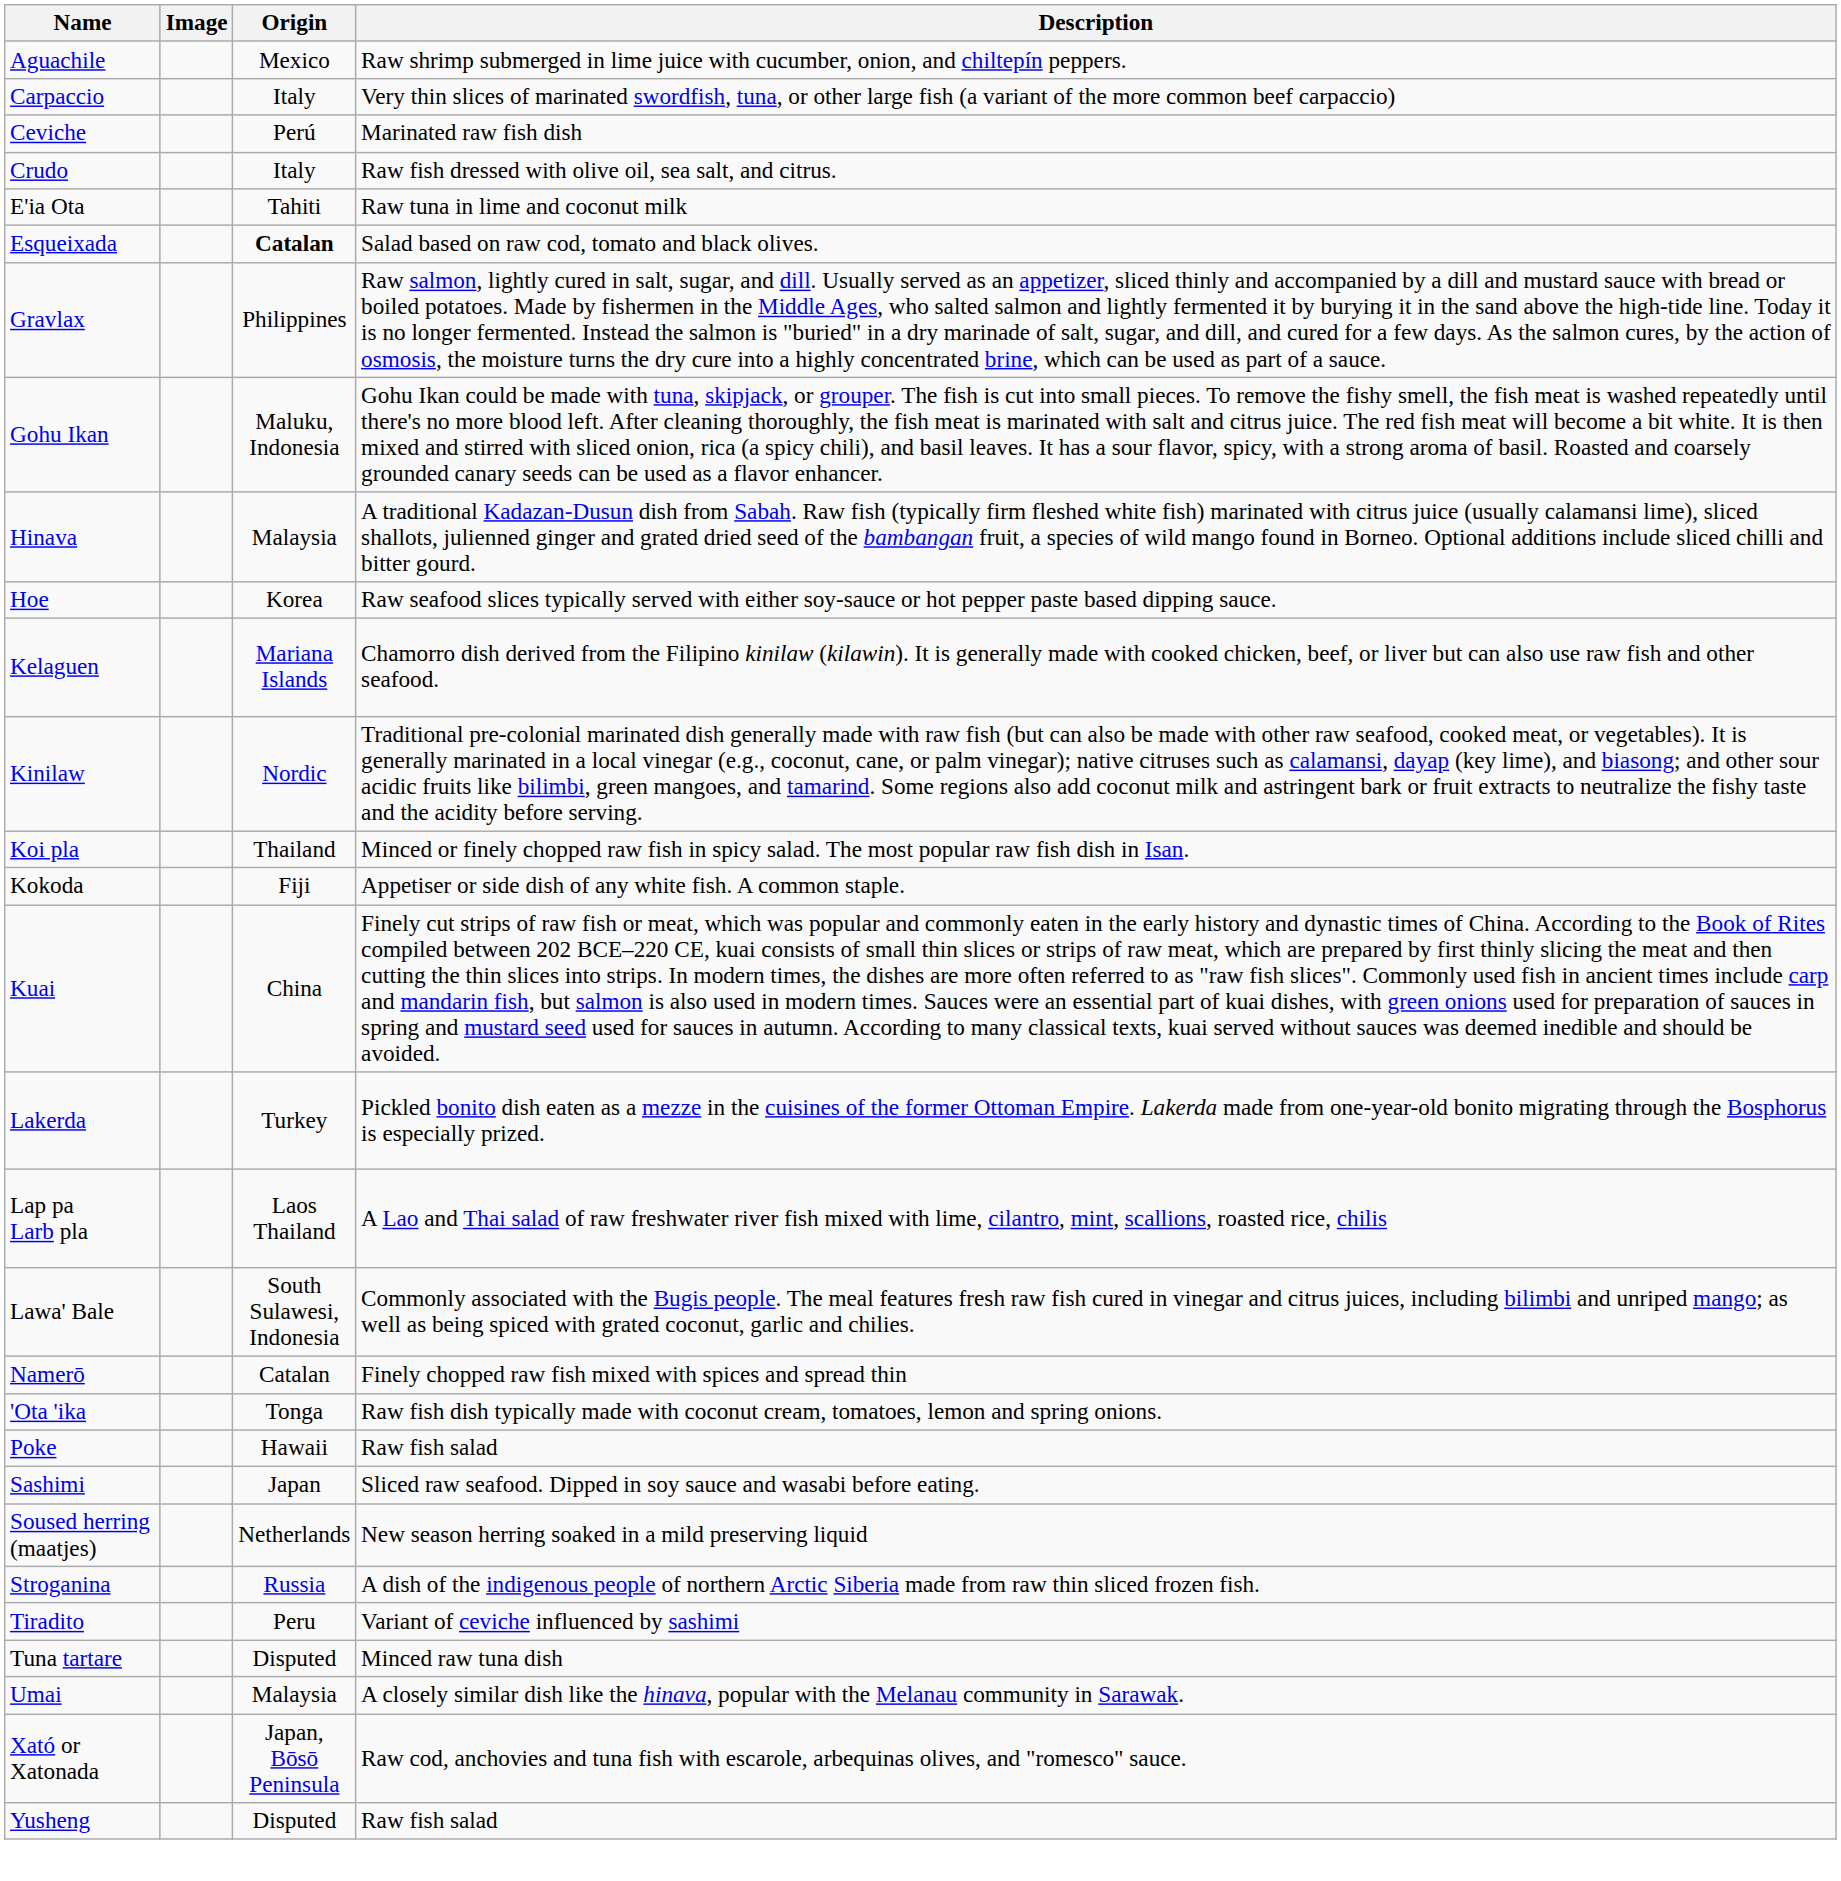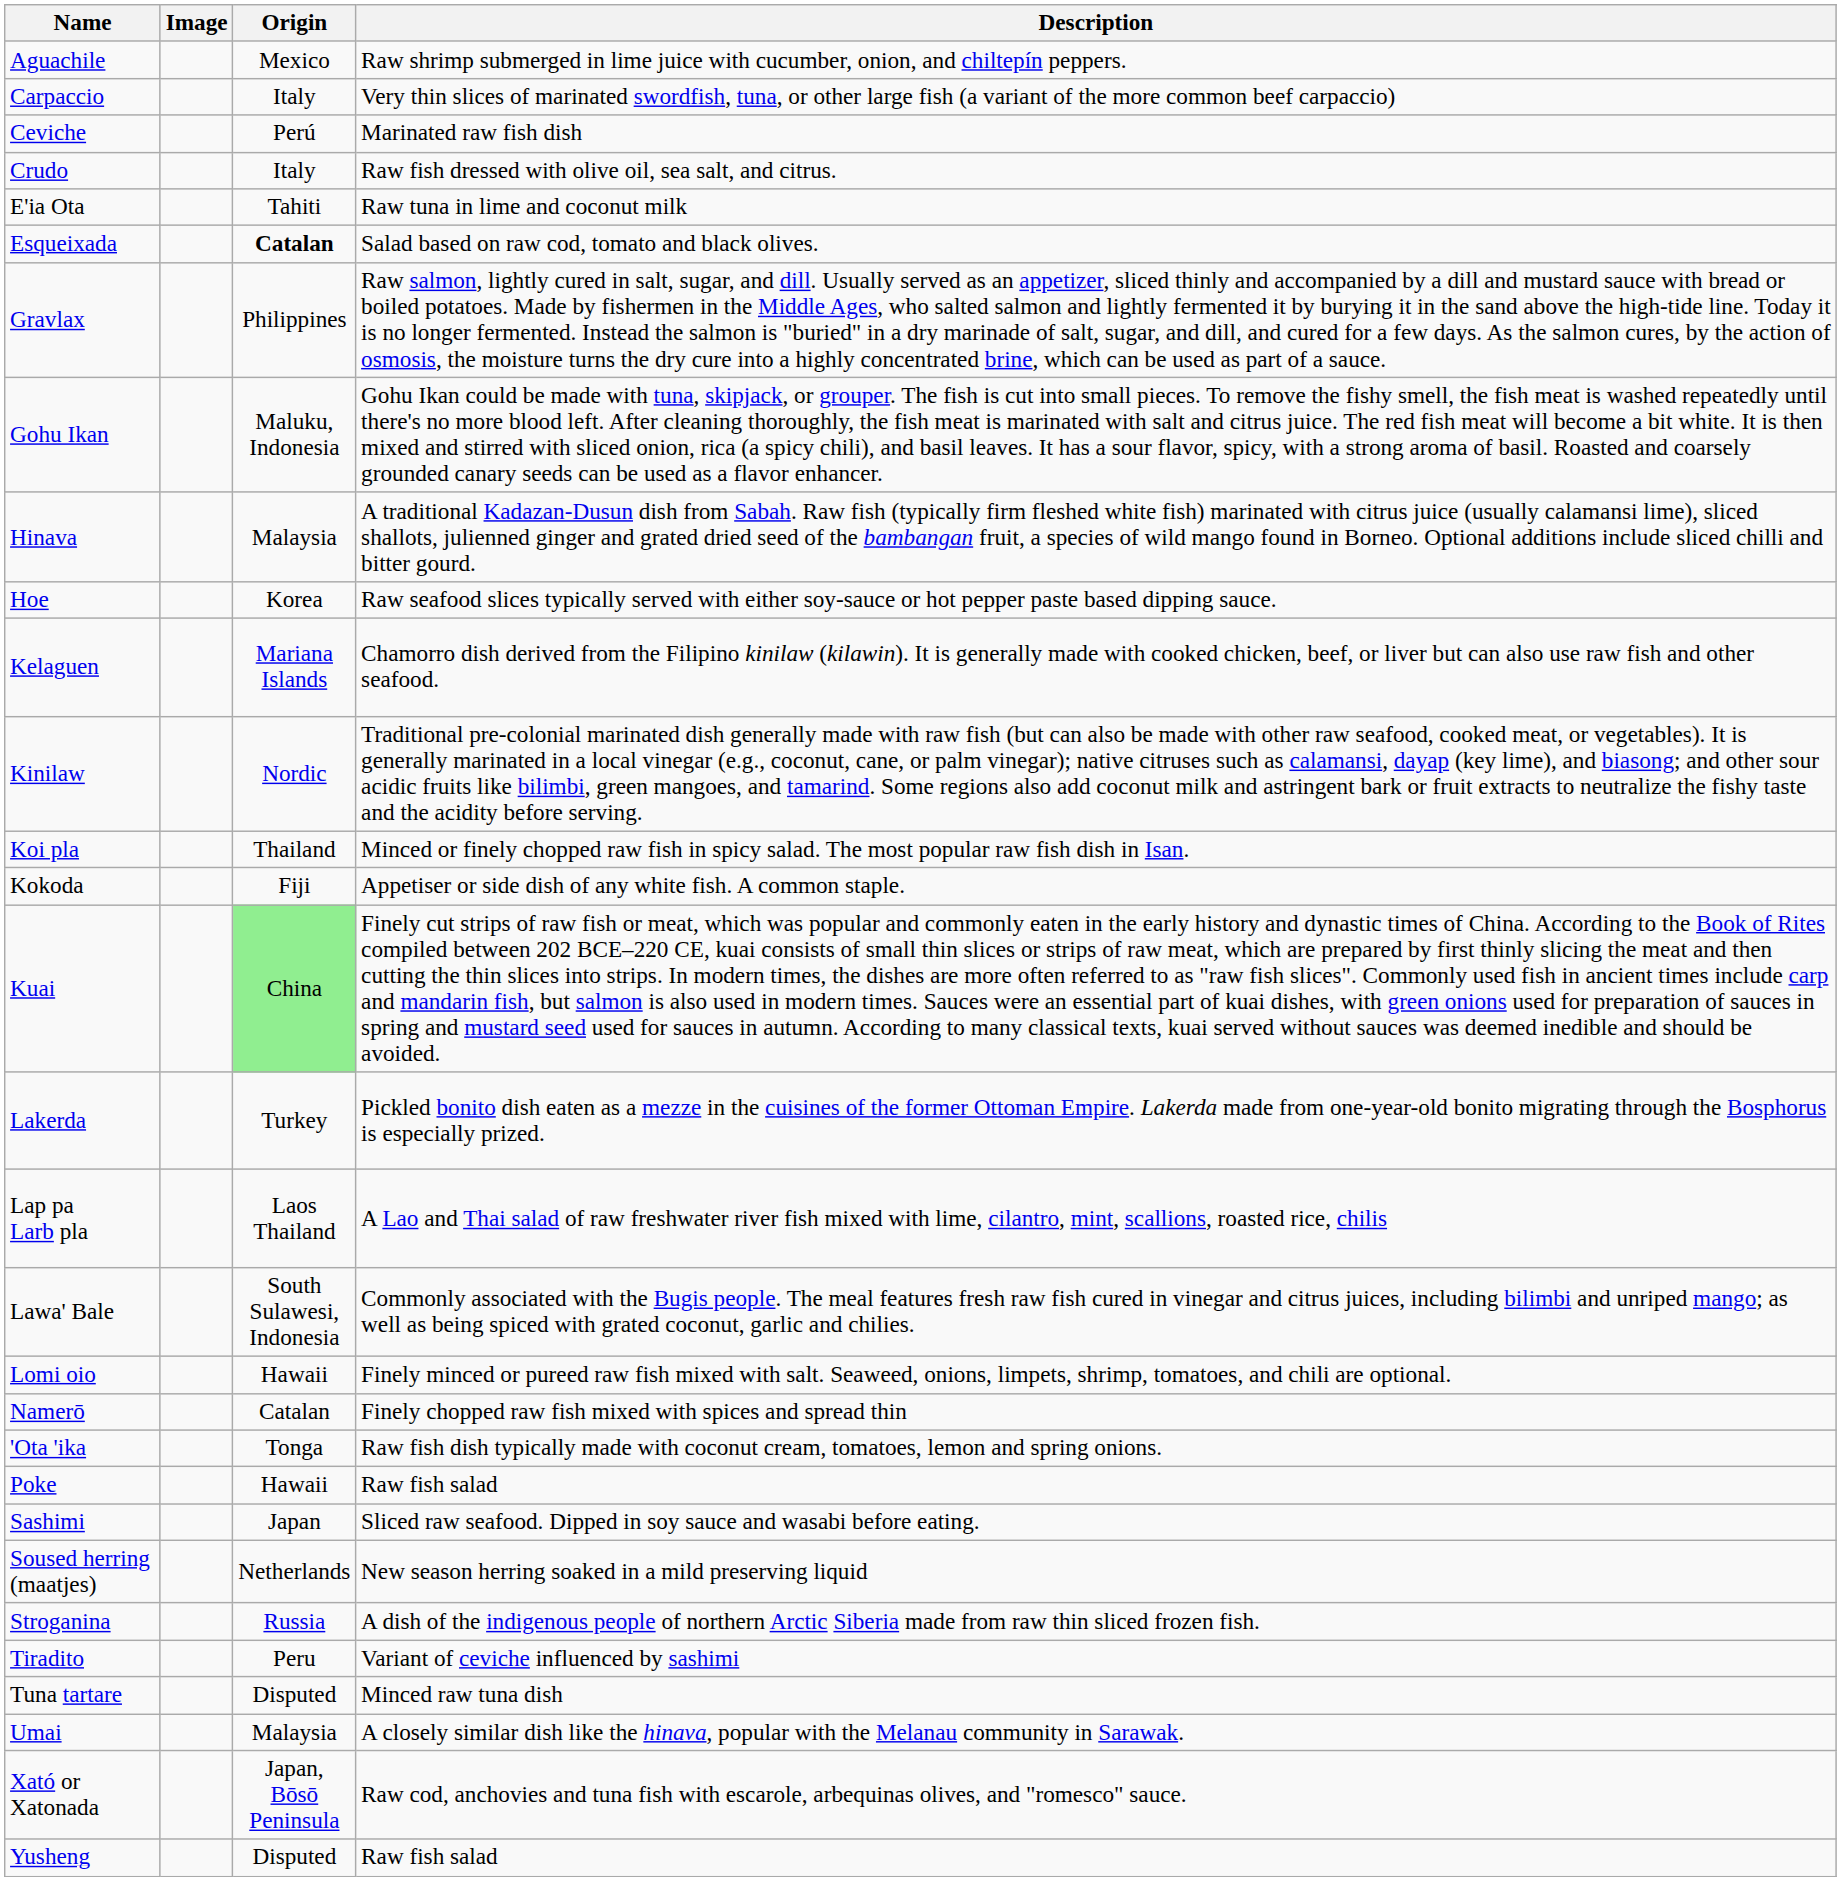(294, 988) no background -> (294, 988) lightgreen background
+ row: (53, 1374)
